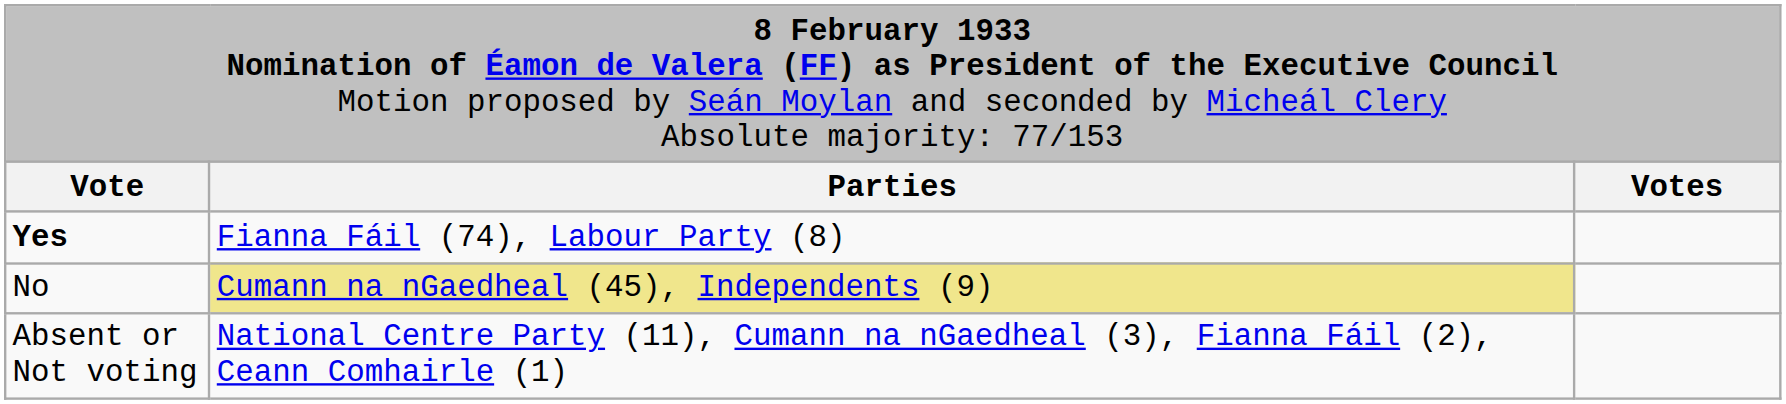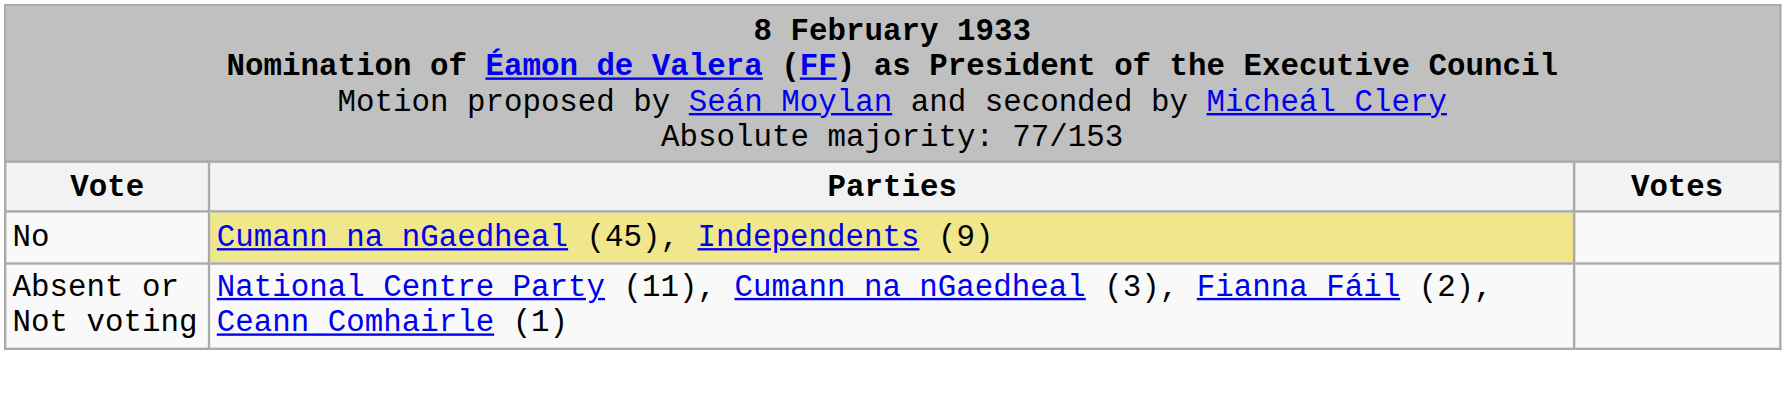- row: (40, 237)
